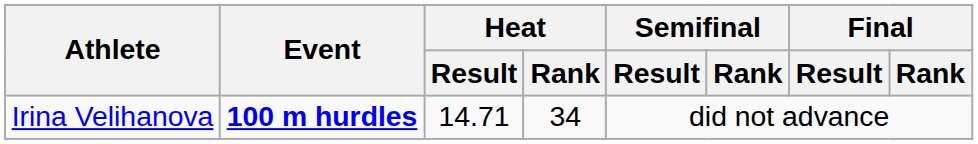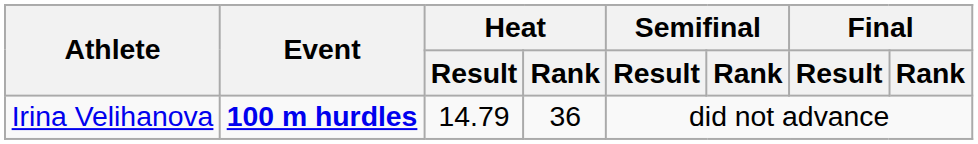(474, 117) 14.71 -> (474, 117) 14.79
(565, 117) 34 -> (565, 117) 36
